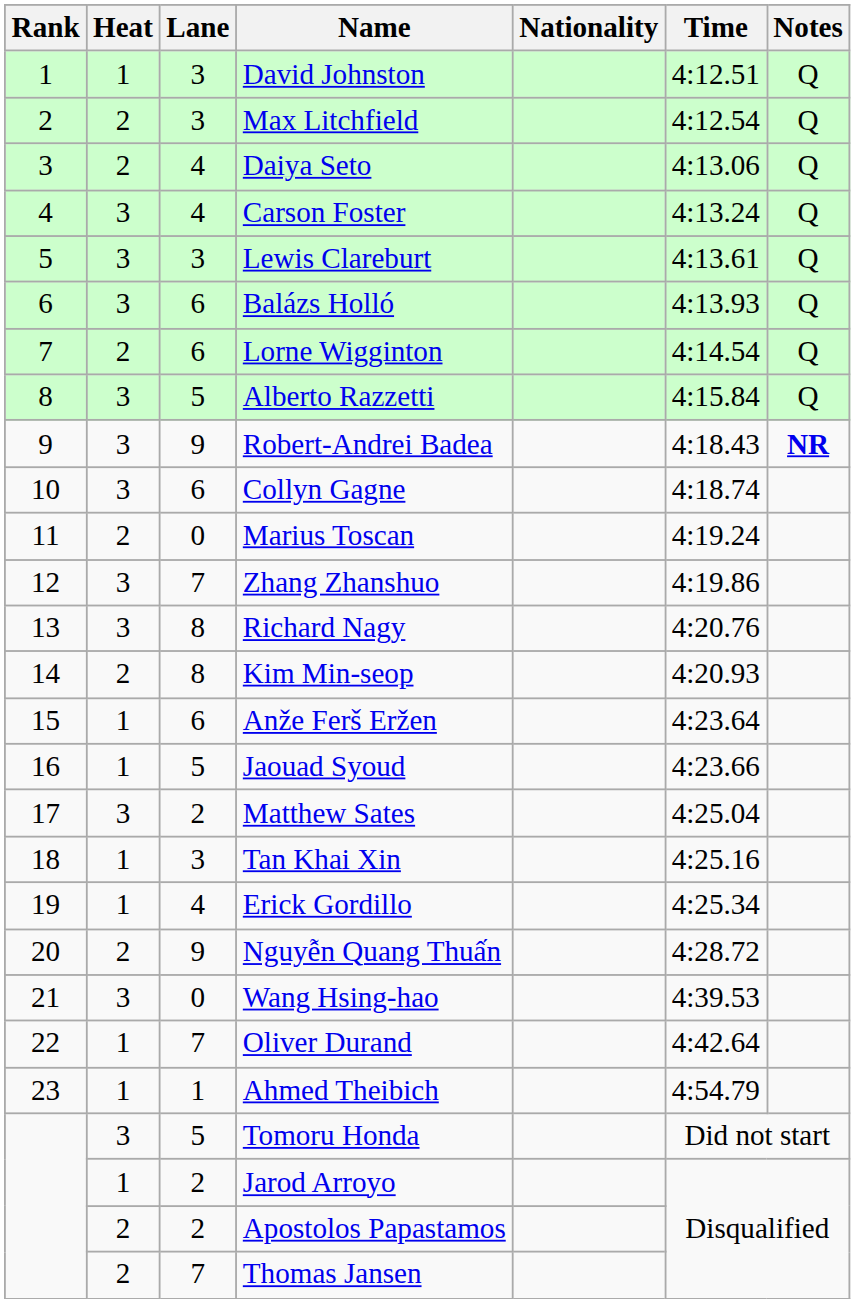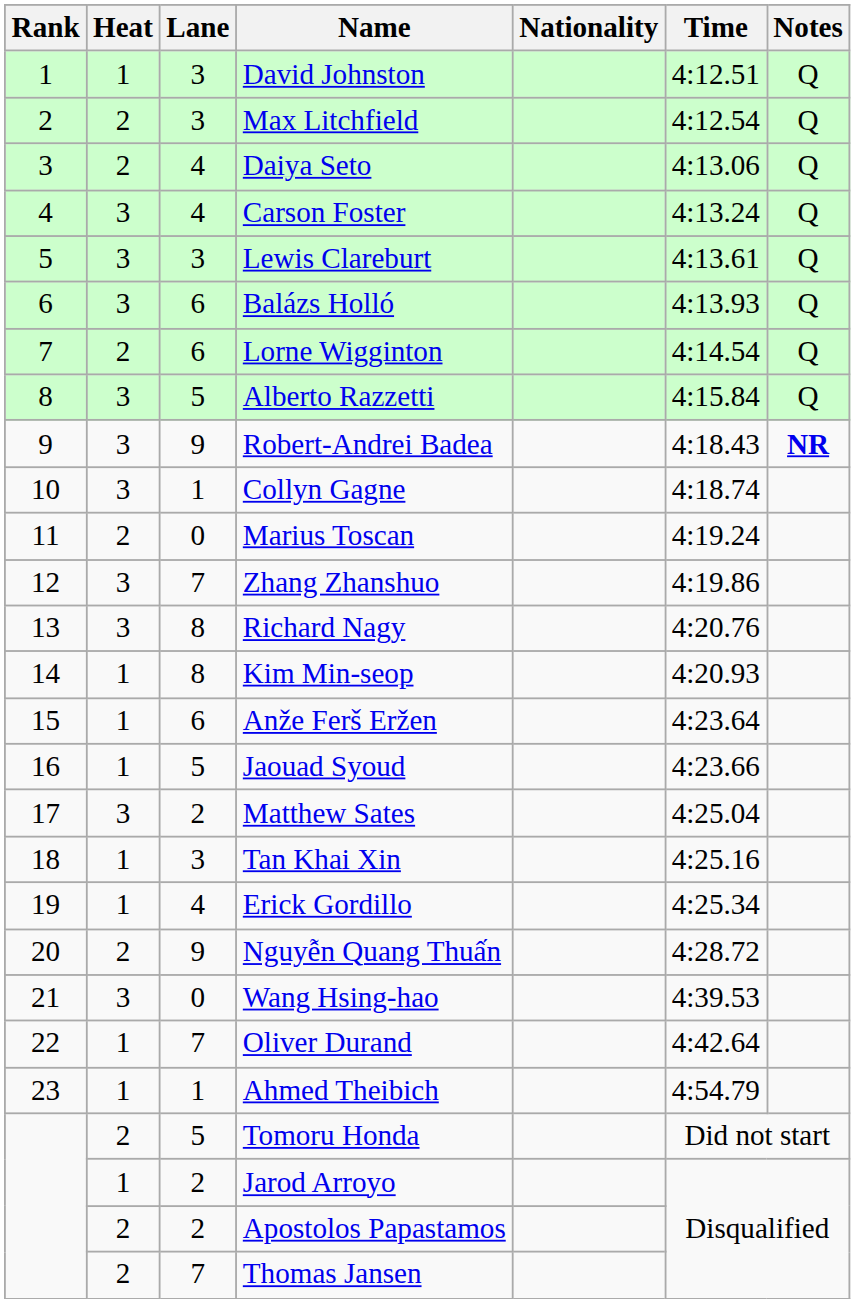(198, 489) 6 -> (198, 489) 1
(123, 674) 2 -> (123, 674) 1
(123, 1135) 3 -> (123, 1135) 2
